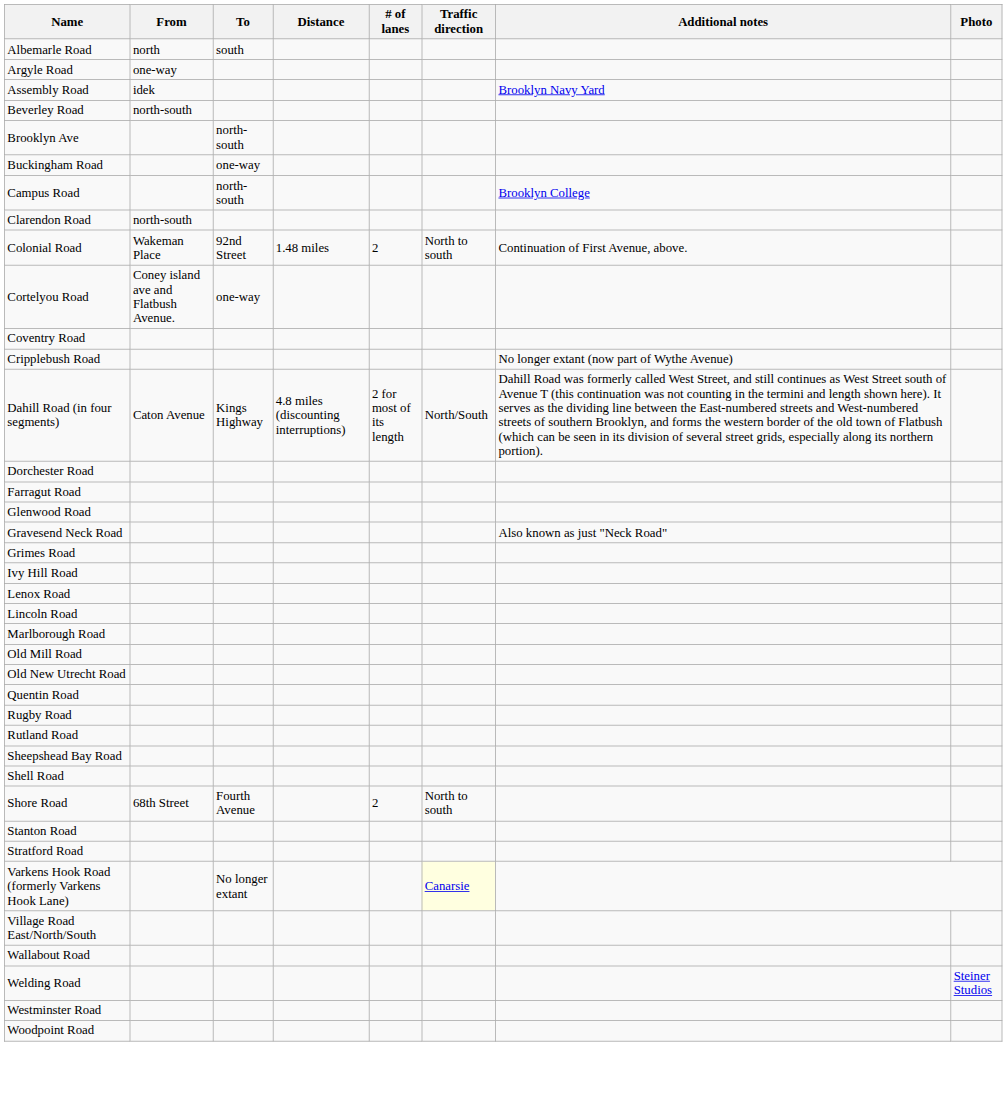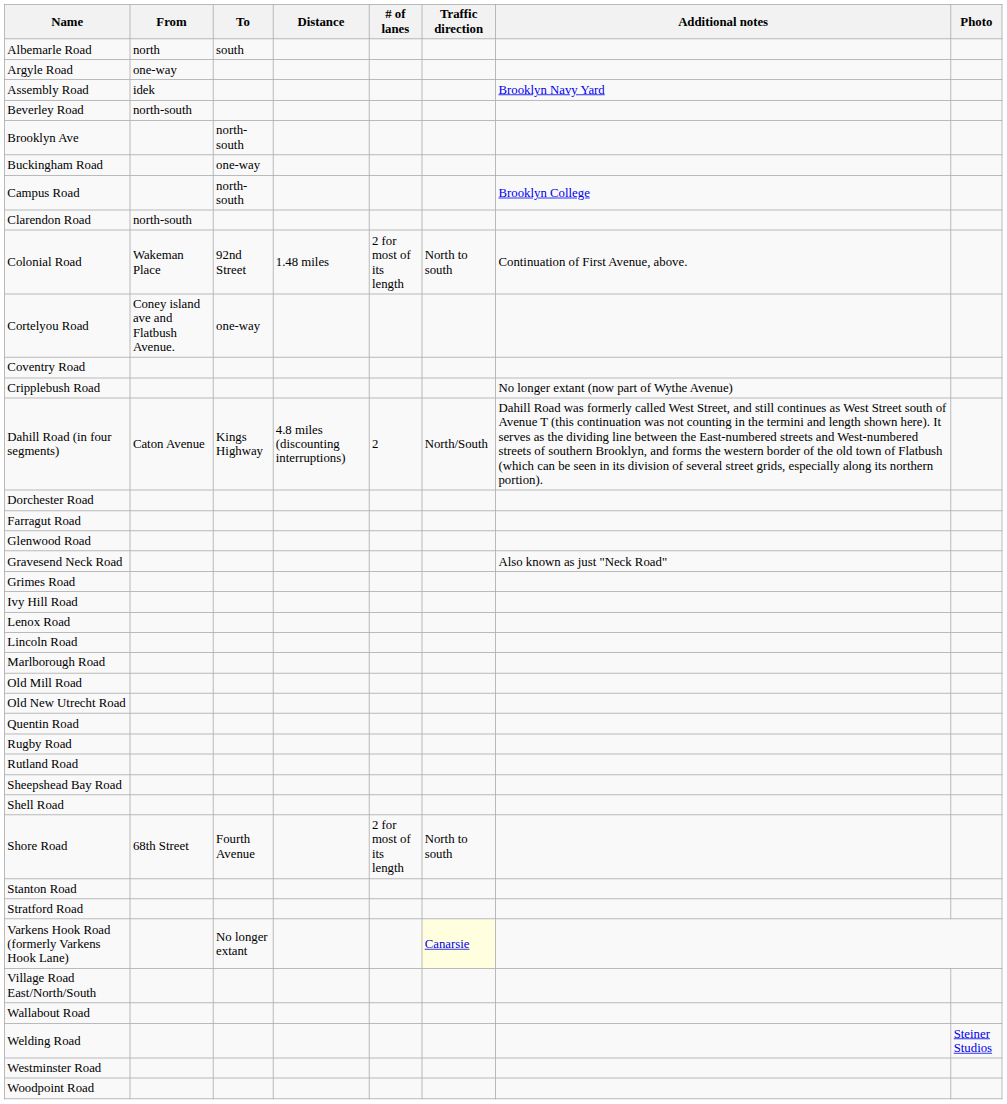(375, 247) 2 -> (391, 262) 2 for most of its length
(391, 415) 2 for most of its length -> (375, 444) 2
(375, 803) 2 -> (391, 846) 2 for most of its length
